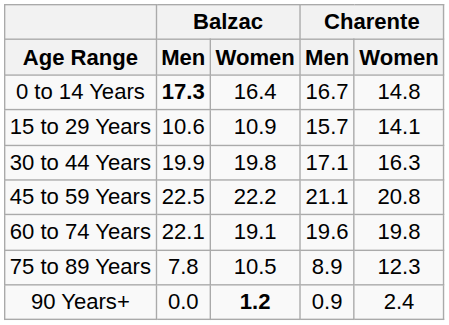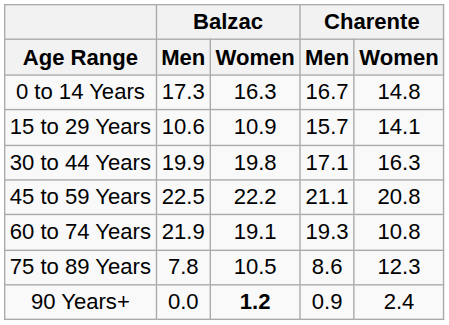(183, 92) bold -> (183, 92) normal
(255, 92) 16.4 -> (255, 92) 16.3
(183, 232) 22.1 -> (183, 232) 21.9
(327, 232) 19.6 -> (327, 232) 19.3
(399, 232) 19.8 -> (399, 232) 10.8
(327, 267) 8.9 -> (327, 267) 8.6
